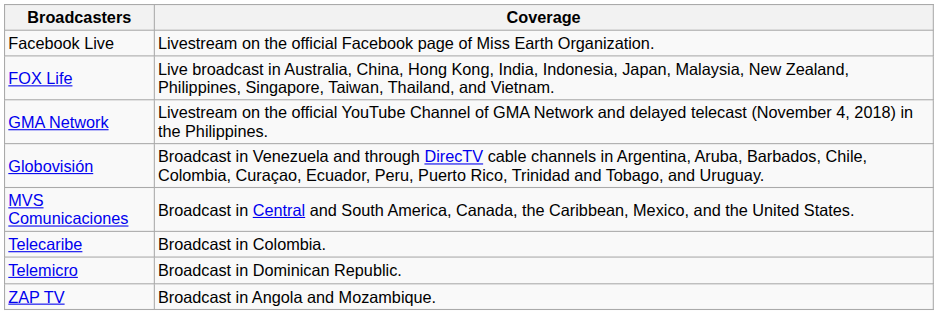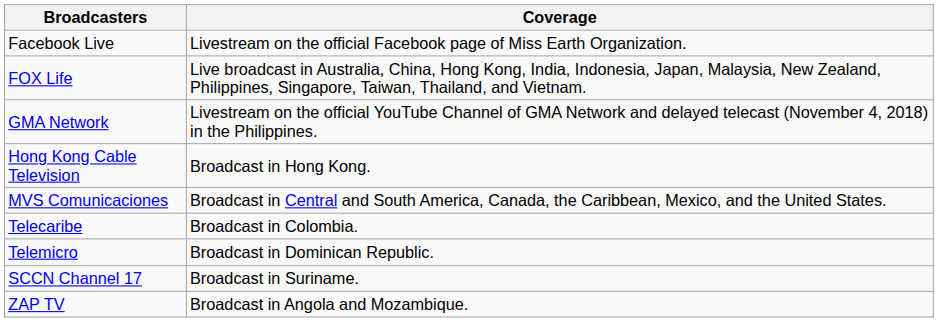- row: (51, 166)
+ row: (72, 166)
+ row: (75, 278)
